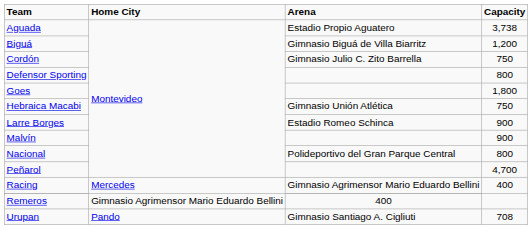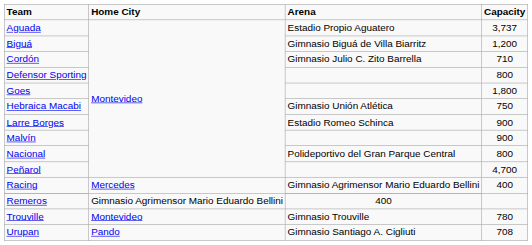(505, 28) 3,738 -> (505, 28) 3,737
(505, 59) 750 -> (505, 59) 710
+ row: (25, 216)
